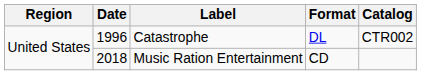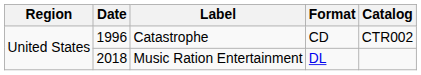(318, 37) DL -> (319, 37) CD
(319, 59) CD -> (318, 59) DL
